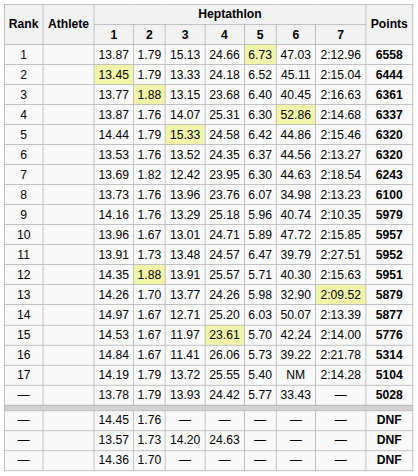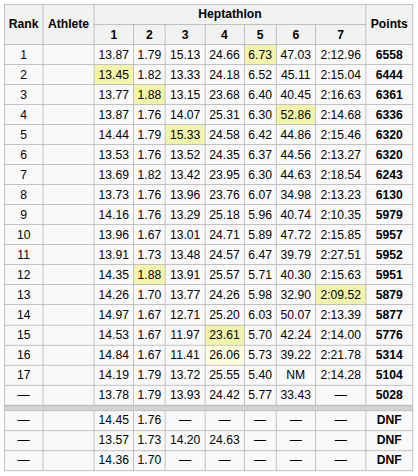(149, 74) 1.79 -> (149, 74) 1.82
(389, 114) 6337 -> (389, 114) 6336
(185, 174) 12.42 -> (185, 174) 13.42
(389, 194) 6100 -> (389, 194) 6130
(224, 354) no background -> (224, 354) lightyellow background
